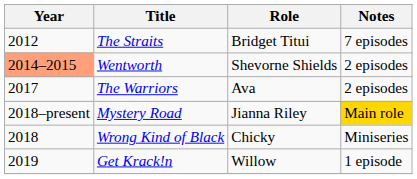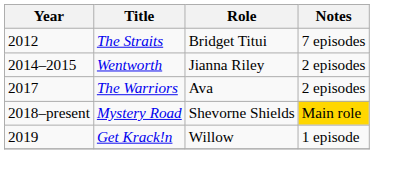(42, 64) lightsalmon background -> (42, 64) no background
(284, 64) Shevorne Shields -> (227, 64) Jianna Riley
(269, 112) Jianna Riley -> (242, 112) Shevorne Shields
- row: (161, 137)
